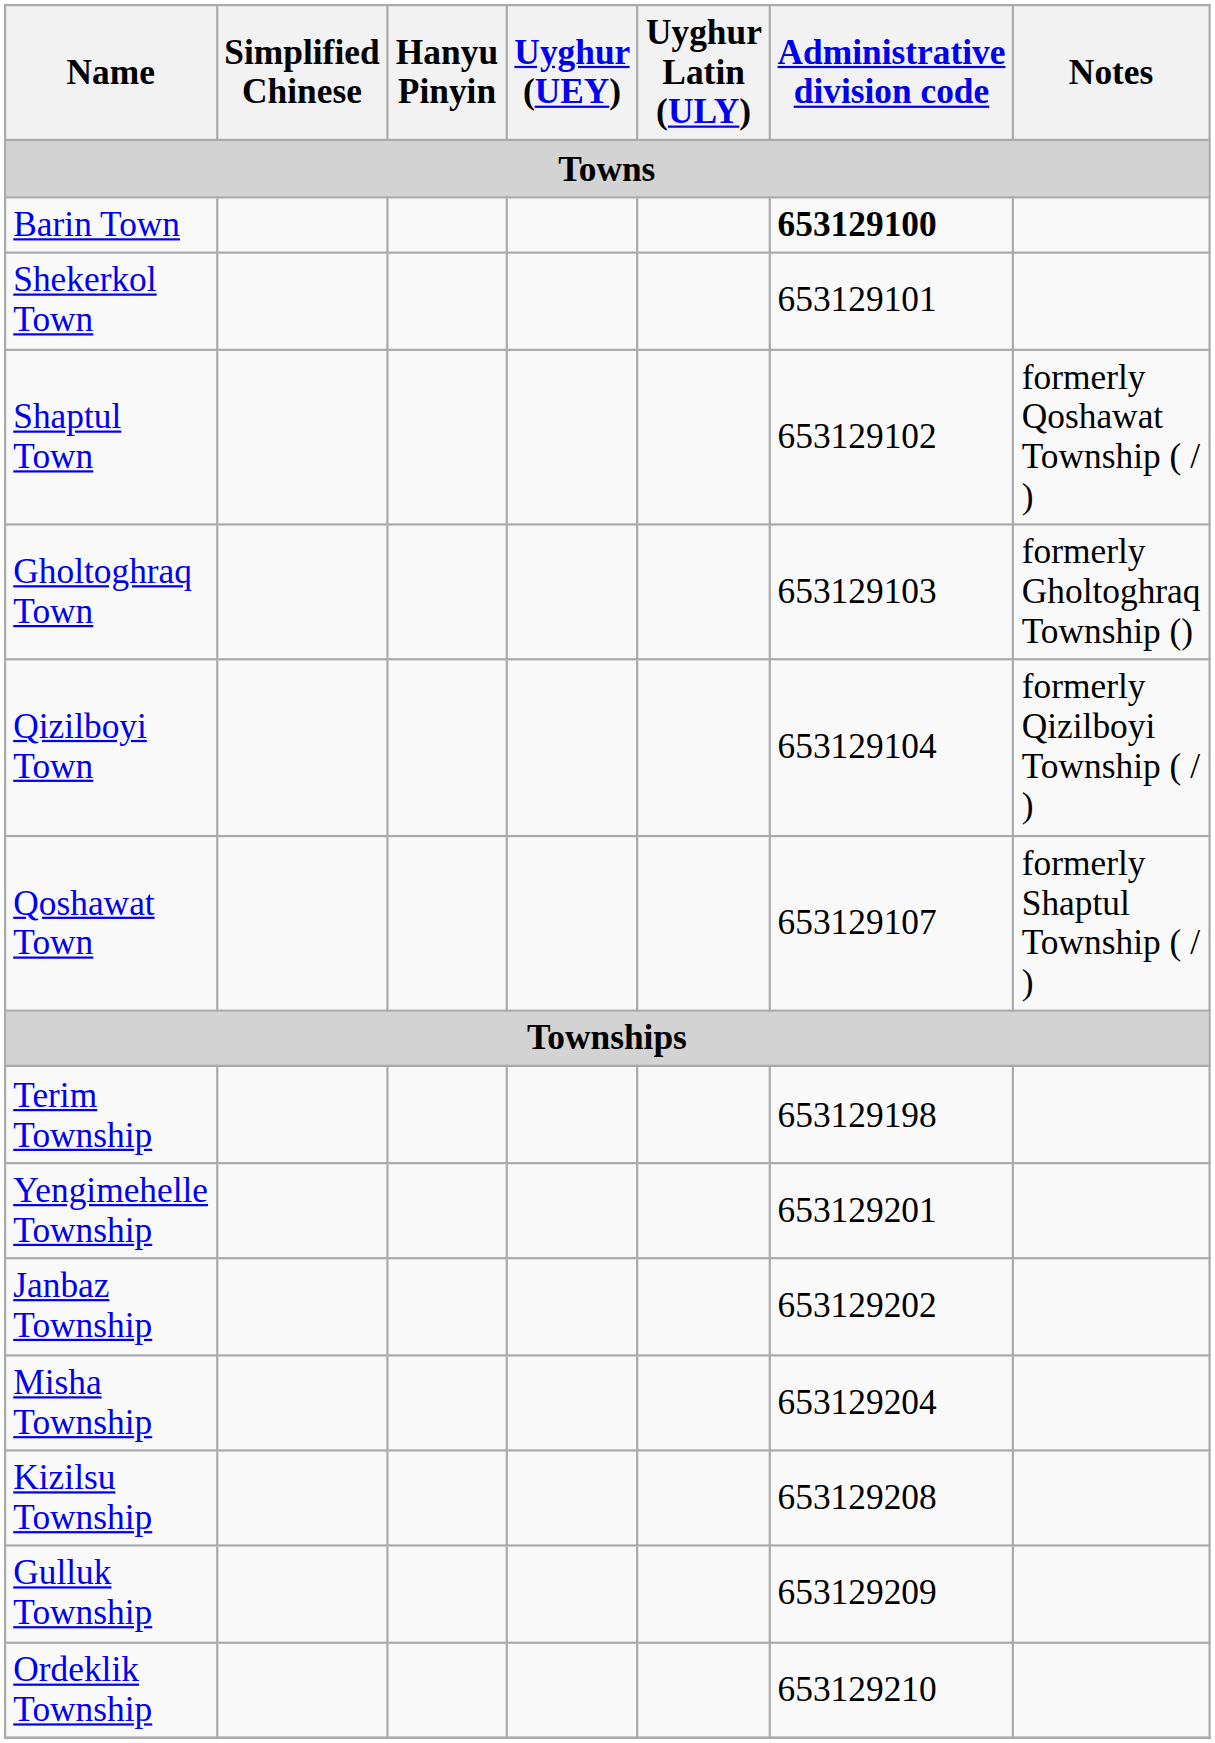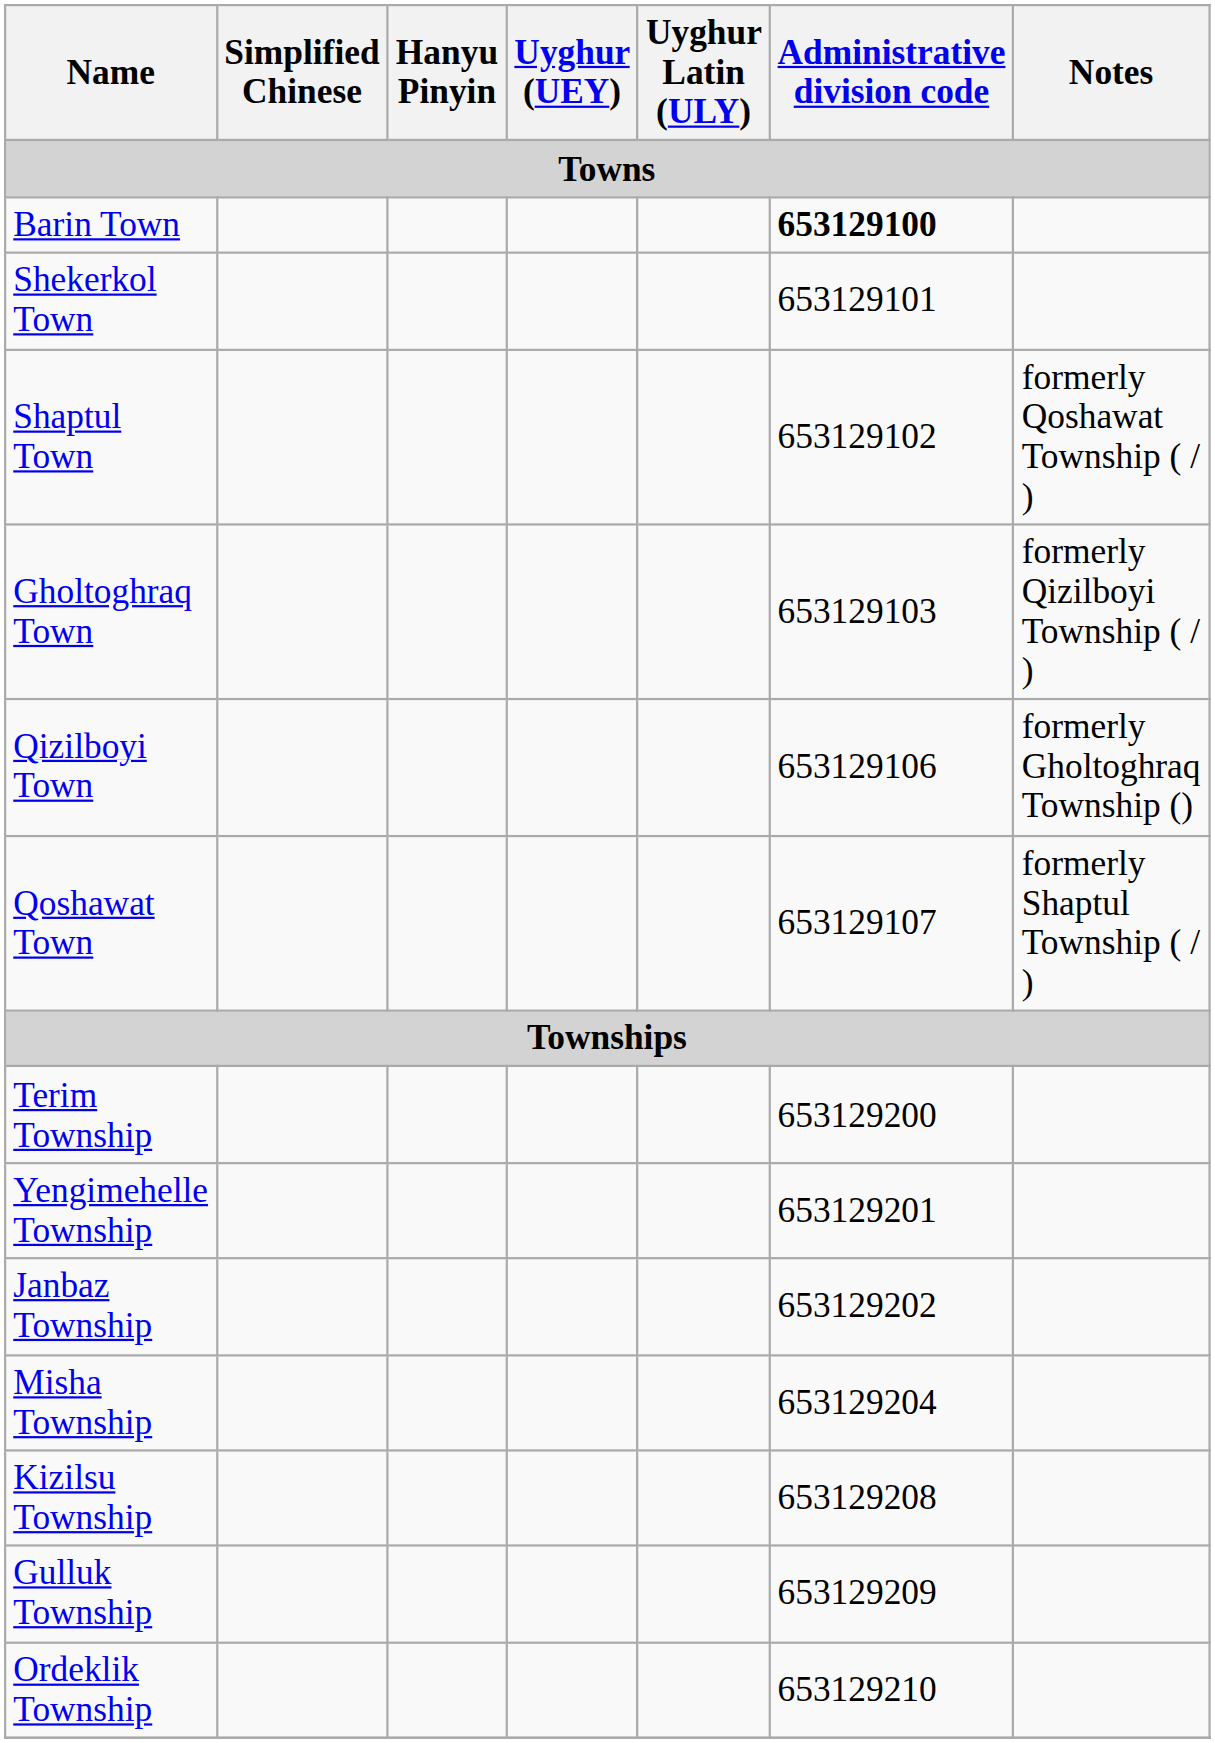(1111, 591) formerly Gholtoghraq Township () -> (1111, 611) formerly Qizilboyi Township ( / )
(857, 746) 653129104 -> (857, 766) 653129106
(1111, 746) formerly Qizilboyi Township ( / ) -> (1111, 766) formerly Gholtoghraq Township ()
(857, 1114) 653129198 -> (857, 1114) 653129200
